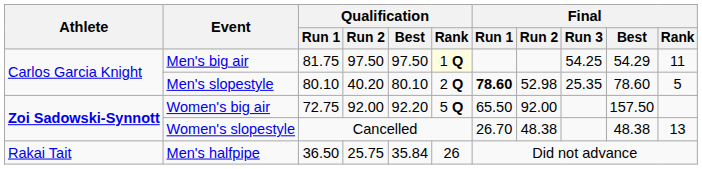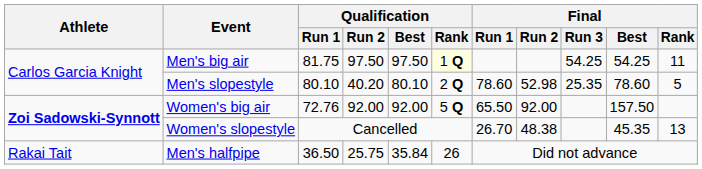(632, 61) 54.29 -> (632, 61) 54.25
(494, 84) bold -> (494, 84) normal
(321, 107) 72.75 -> (321, 107) 72.76
(410, 107) 92.20 -> (410, 107) 92.00
(632, 130) 48.38 -> (632, 130) 45.35
